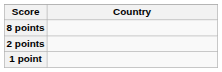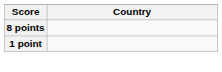- row: (26, 43)
